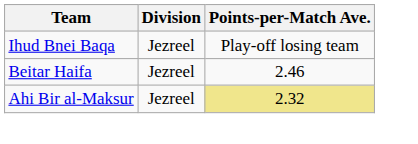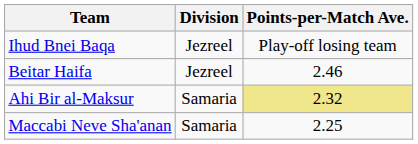(171, 98) Jezreel -> (209, 98) Samaria
+ row: (90, 125)
